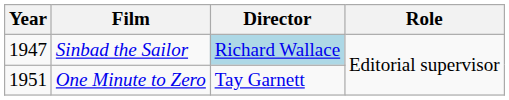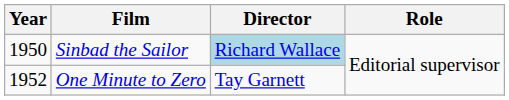(28, 49) 1947 -> (28, 49) 1950
(28, 79) 1951 -> (28, 79) 1952
